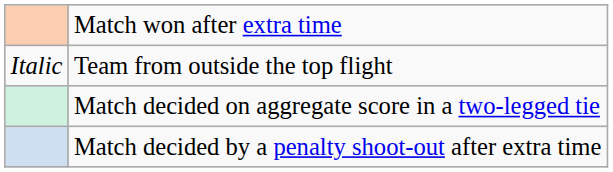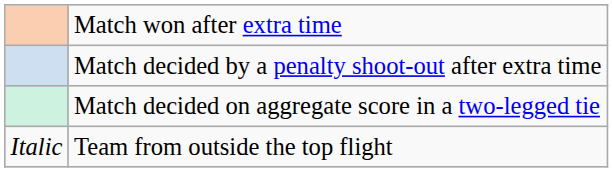rows swapped: (338, 146) <-> (233, 65)
